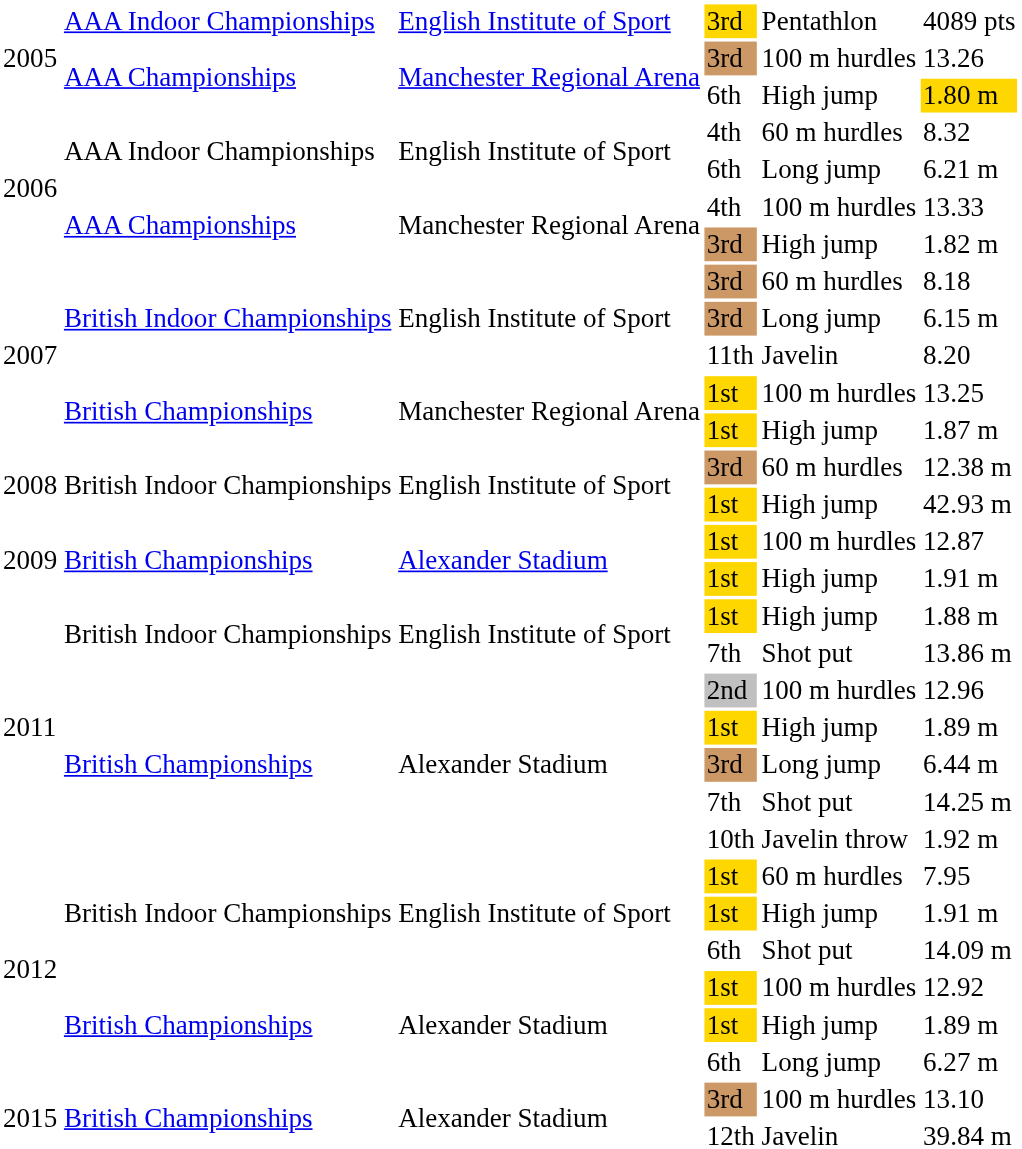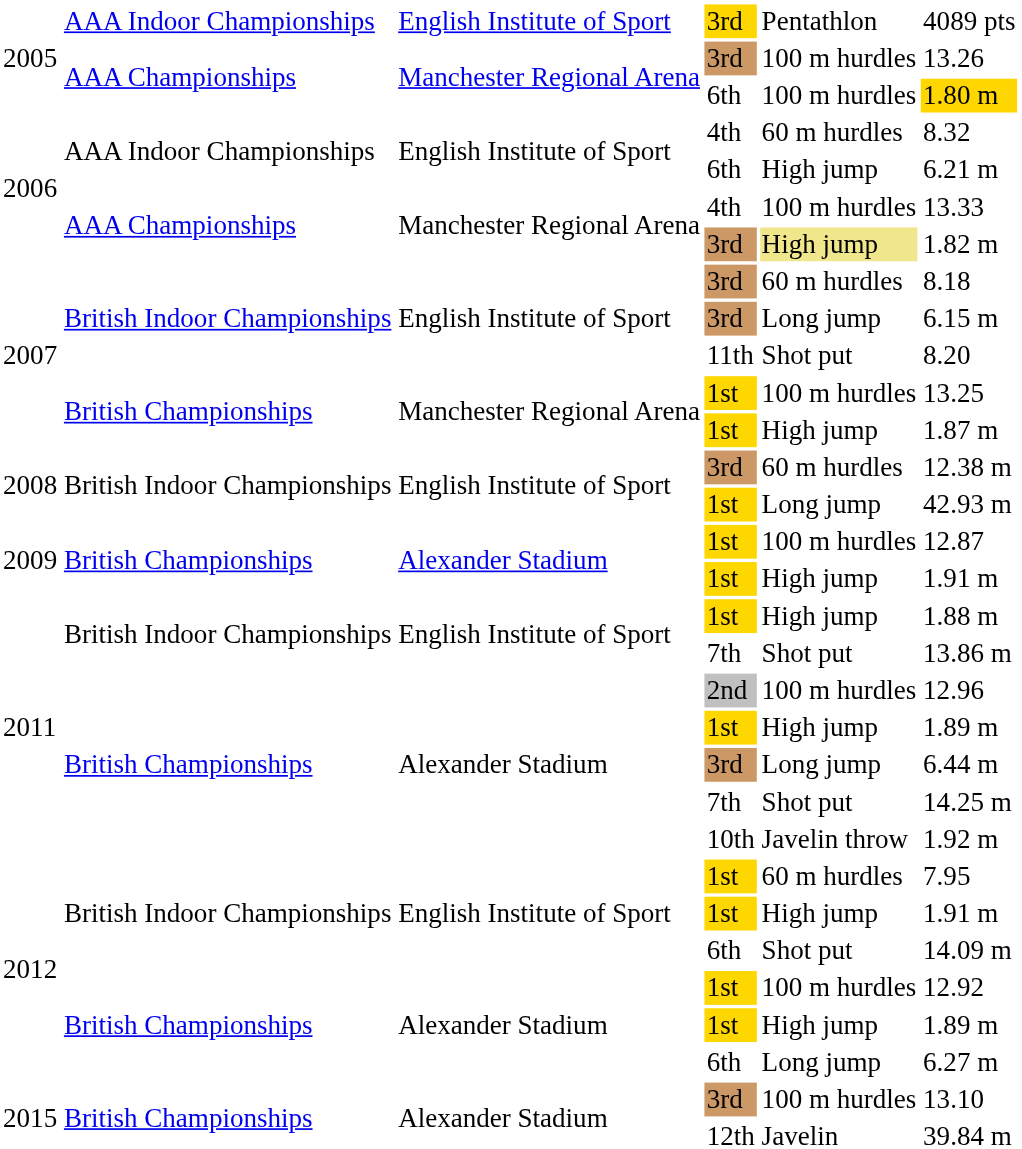(820, 95) High jump -> (839, 95) 100 m hurdles
(821, 169) Long jump -> (820, 169) High jump
(820, 244) no background -> (820, 244) khaki background
(800, 355) Javelin -> (807, 355) Shot put
(820, 504) High jump -> (821, 504) Long jump
